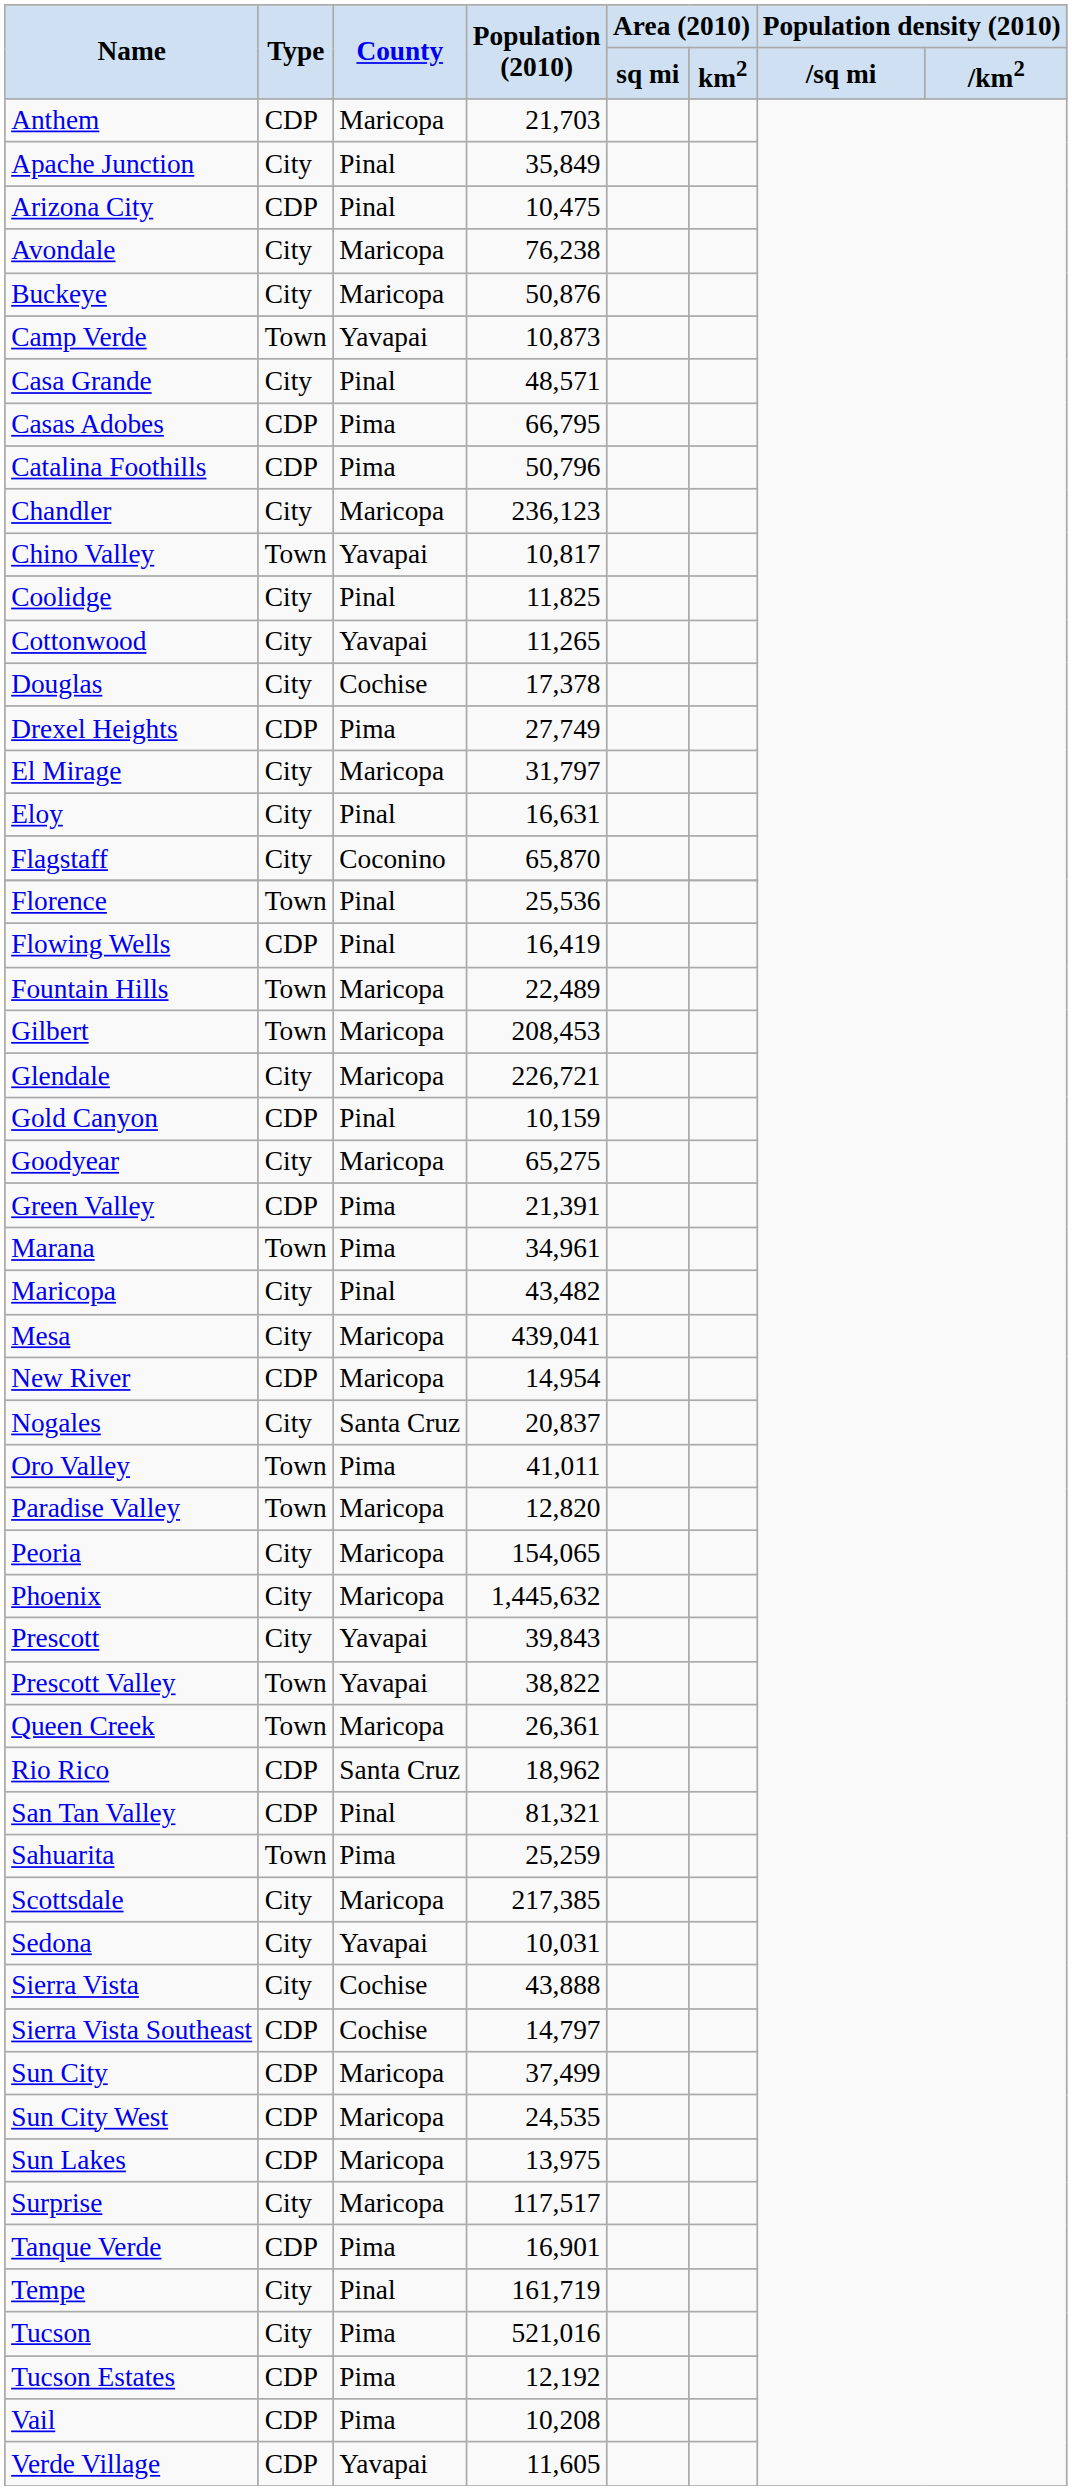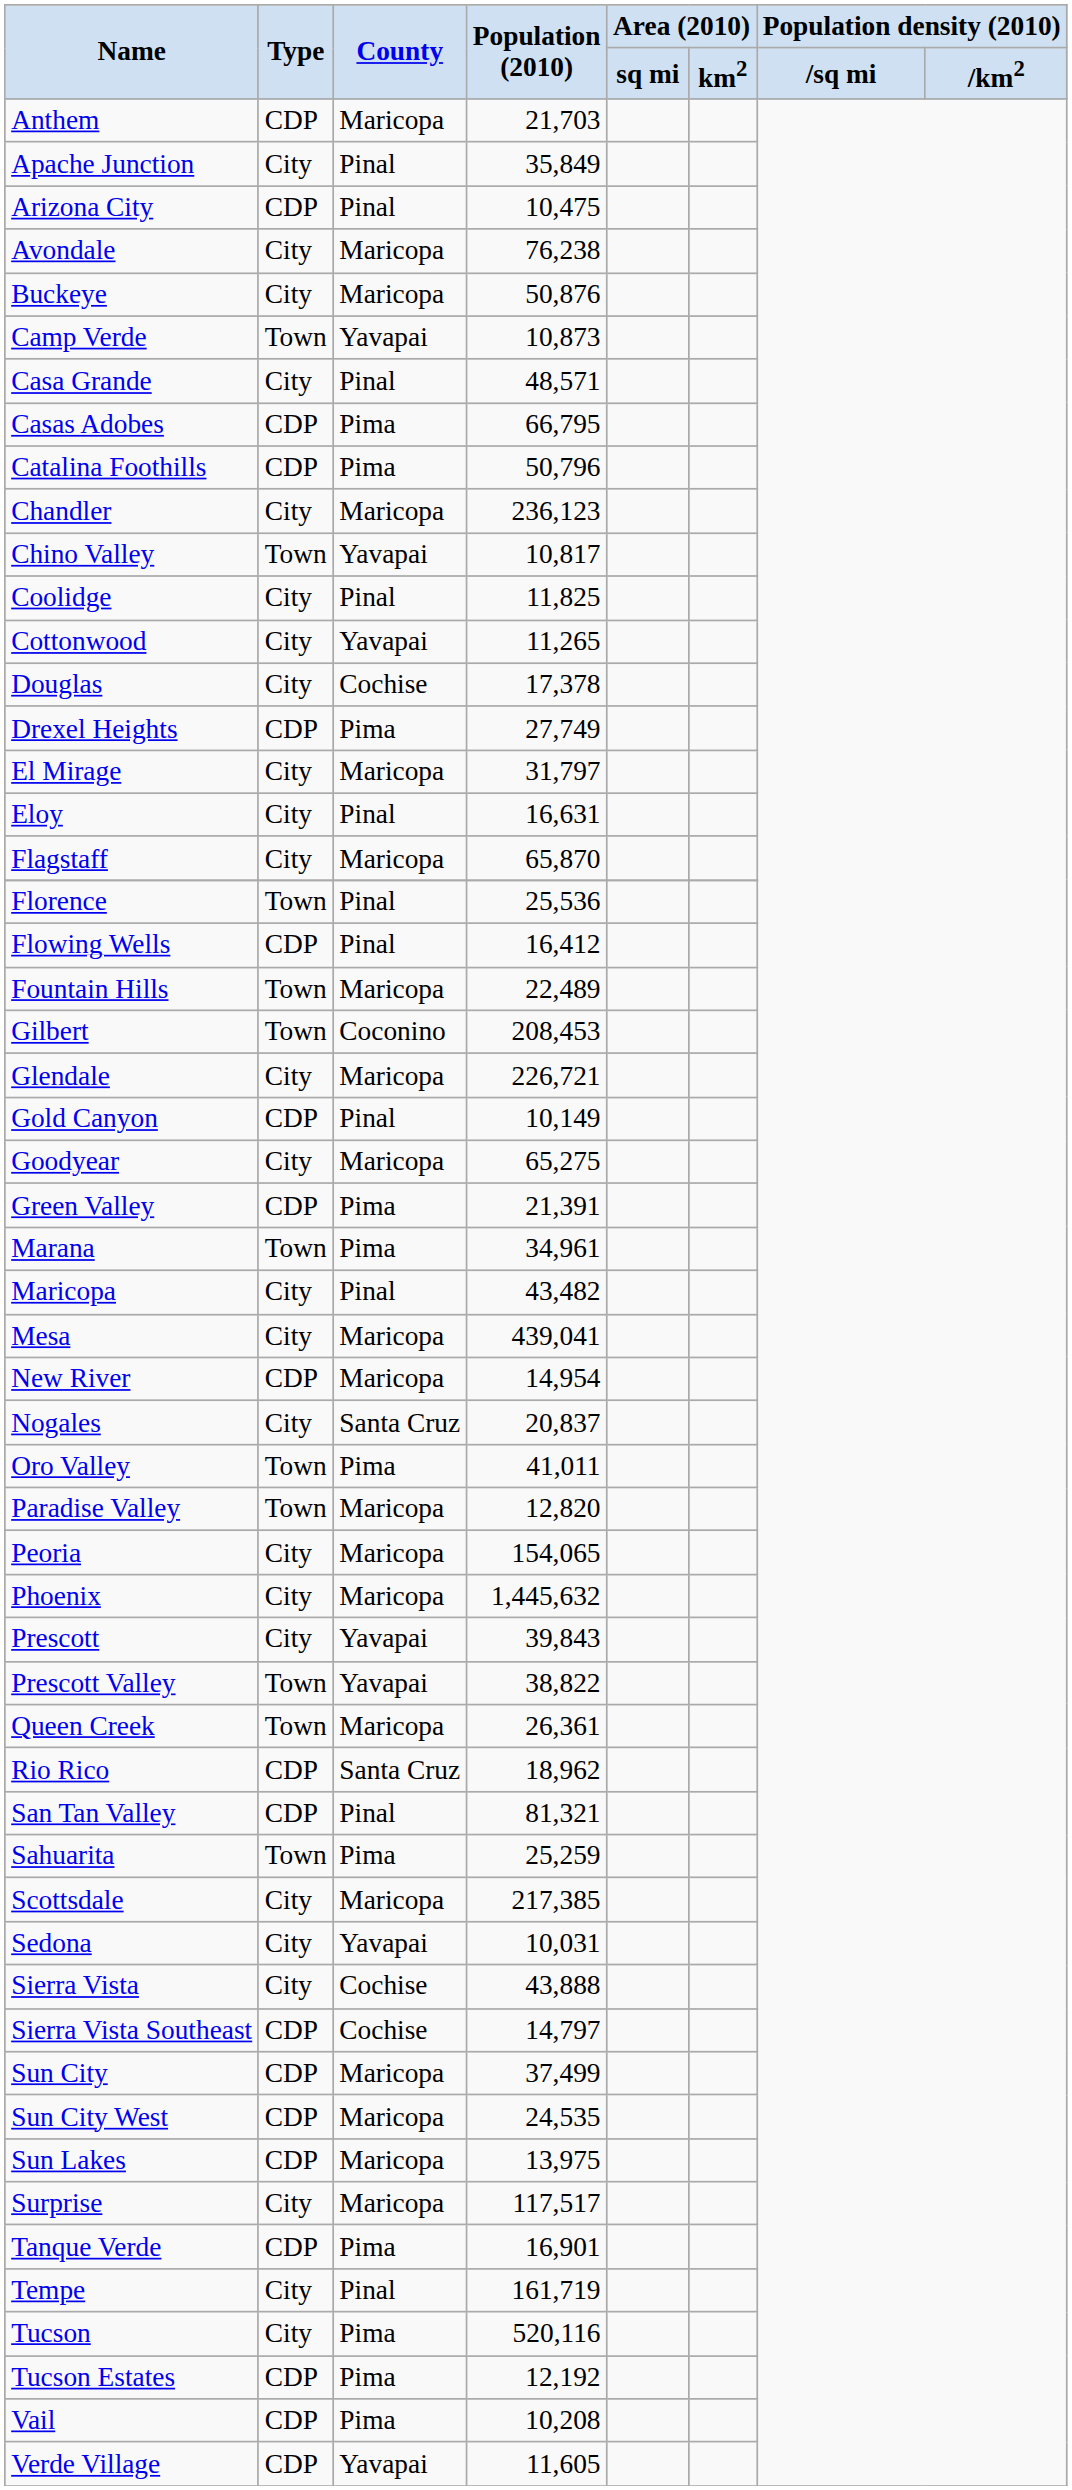(393, 858) Coconino -> (392, 858) Maricopa
(563, 944) 16,419 -> (563, 944) 16,412
(392, 1031) Maricopa -> (393, 1031) Coconino
(563, 1118) 10,159 -> (563, 1118) 10,149
(556, 2333) 521,016 -> (557, 2333) 520,116
